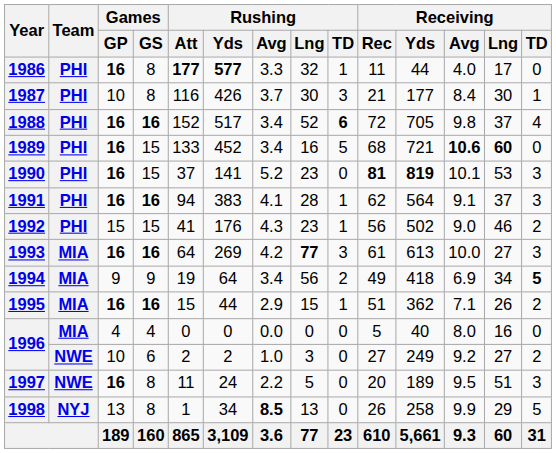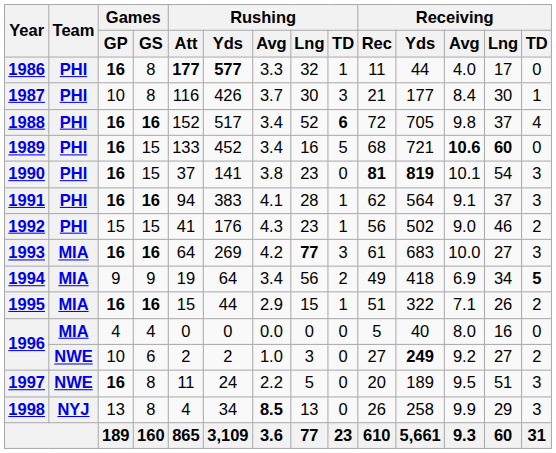(271, 174) 5.2 -> (271, 174) 3.8
(503, 174) 53 -> (503, 174) 54
(420, 252) 613 -> (420, 252) 683
(420, 305) 362 -> (420, 305) 322
(420, 357) normal -> (420, 357) bold
(186, 409) 1 -> (186, 409) 4
(537, 409) 5 -> (537, 409) 3
